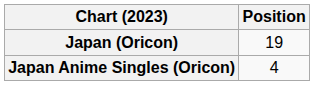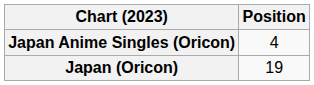rows swapped: (122, 42) <-> (122, 67)
